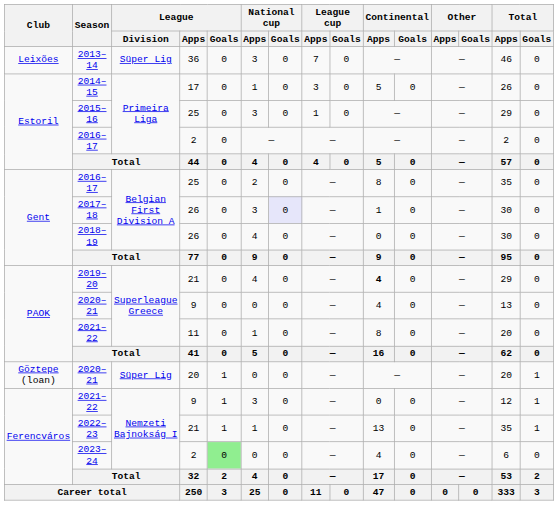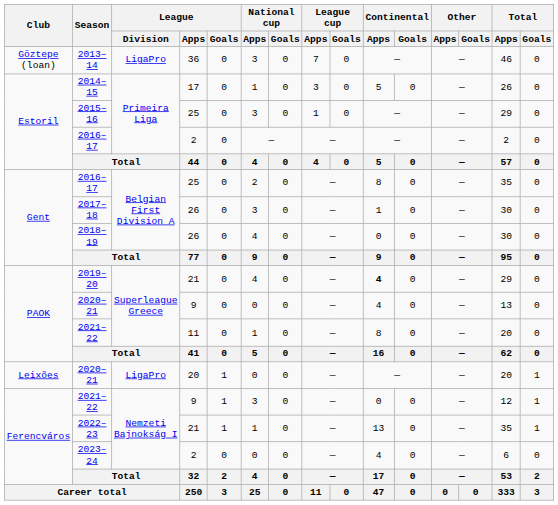(38, 60) Leixões -> (38, 60) Göztepe (loan)
(146, 60) Süper Lig -> (146, 60) LigaPro
(285, 210) lavender background -> (285, 210) no background
(38, 375) Göztepe (loan) -> (38, 375) Leixões
(146, 375) Süper Lig -> (146, 375) LigaPro
(224, 455) lightgreen background -> (224, 455) no background
